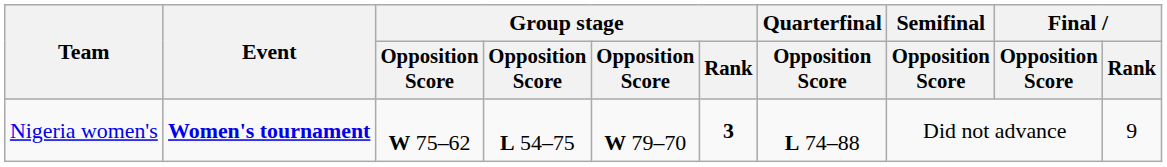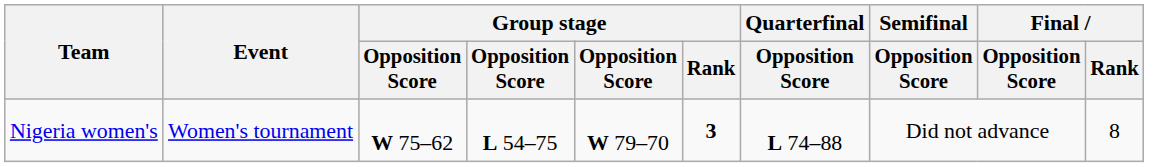(269, 130) bold -> (261, 130) normal
(1132, 130) 9 -> (1115, 130) 8
